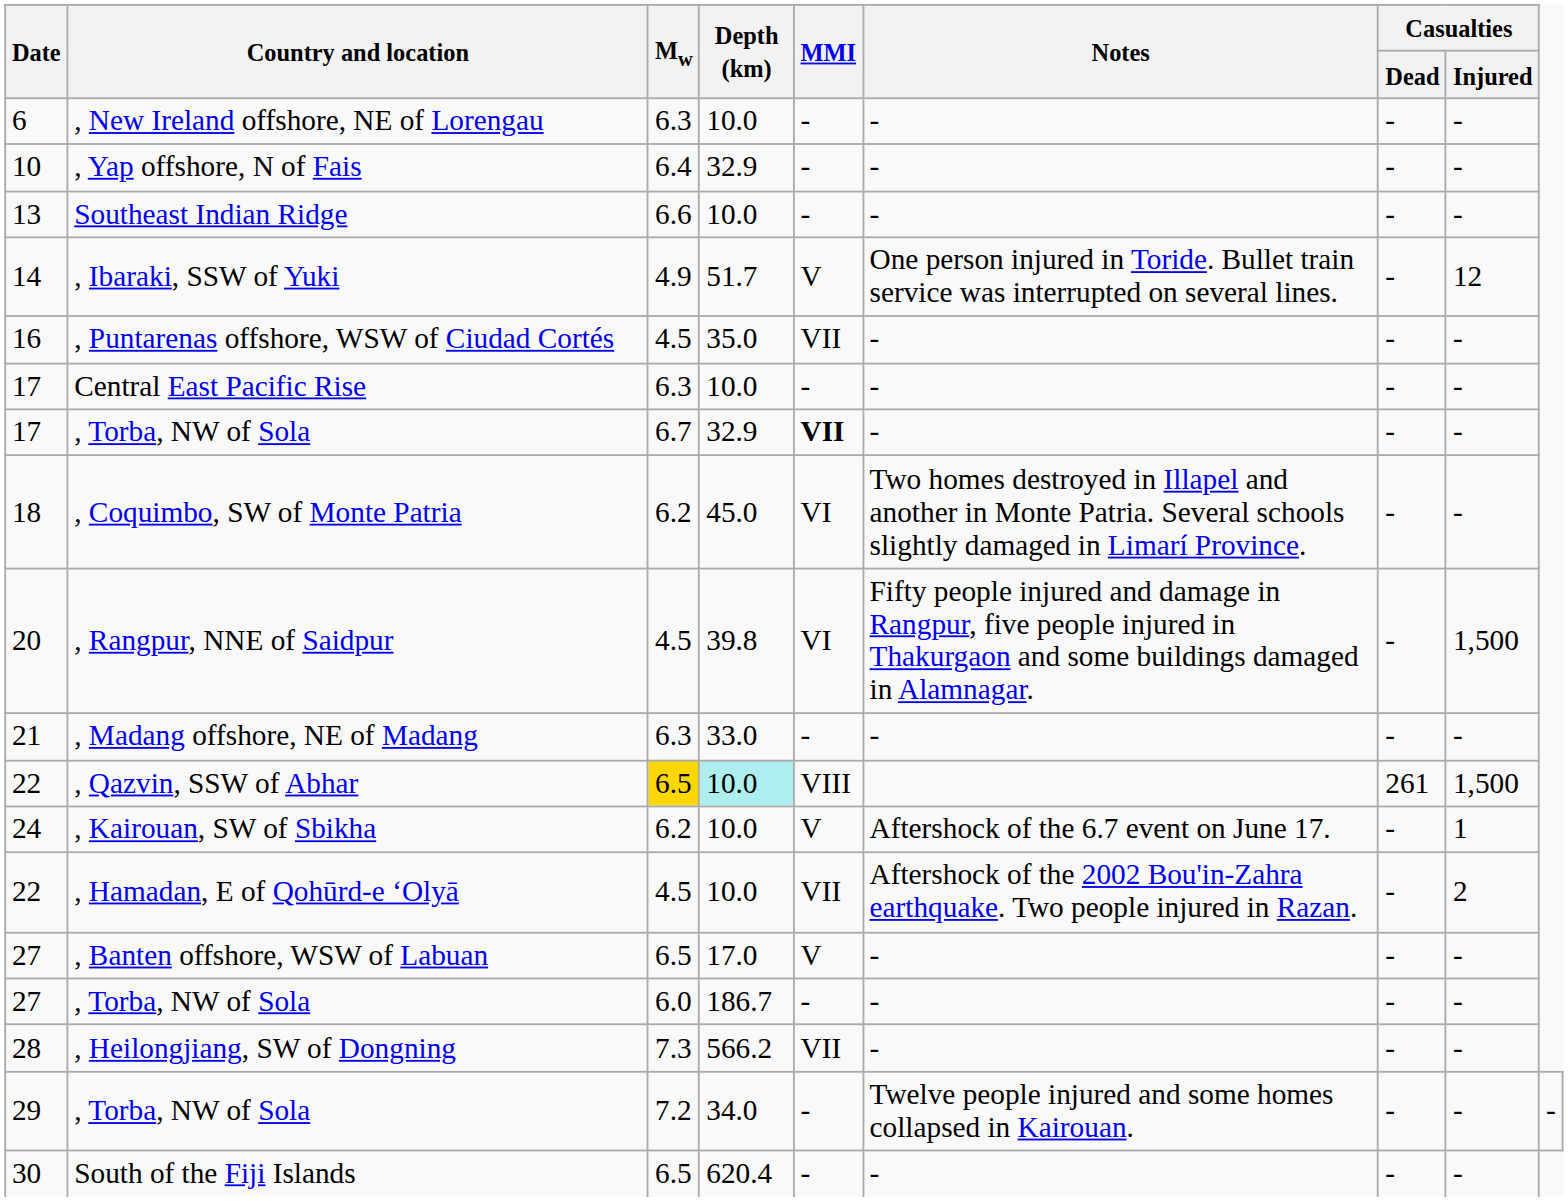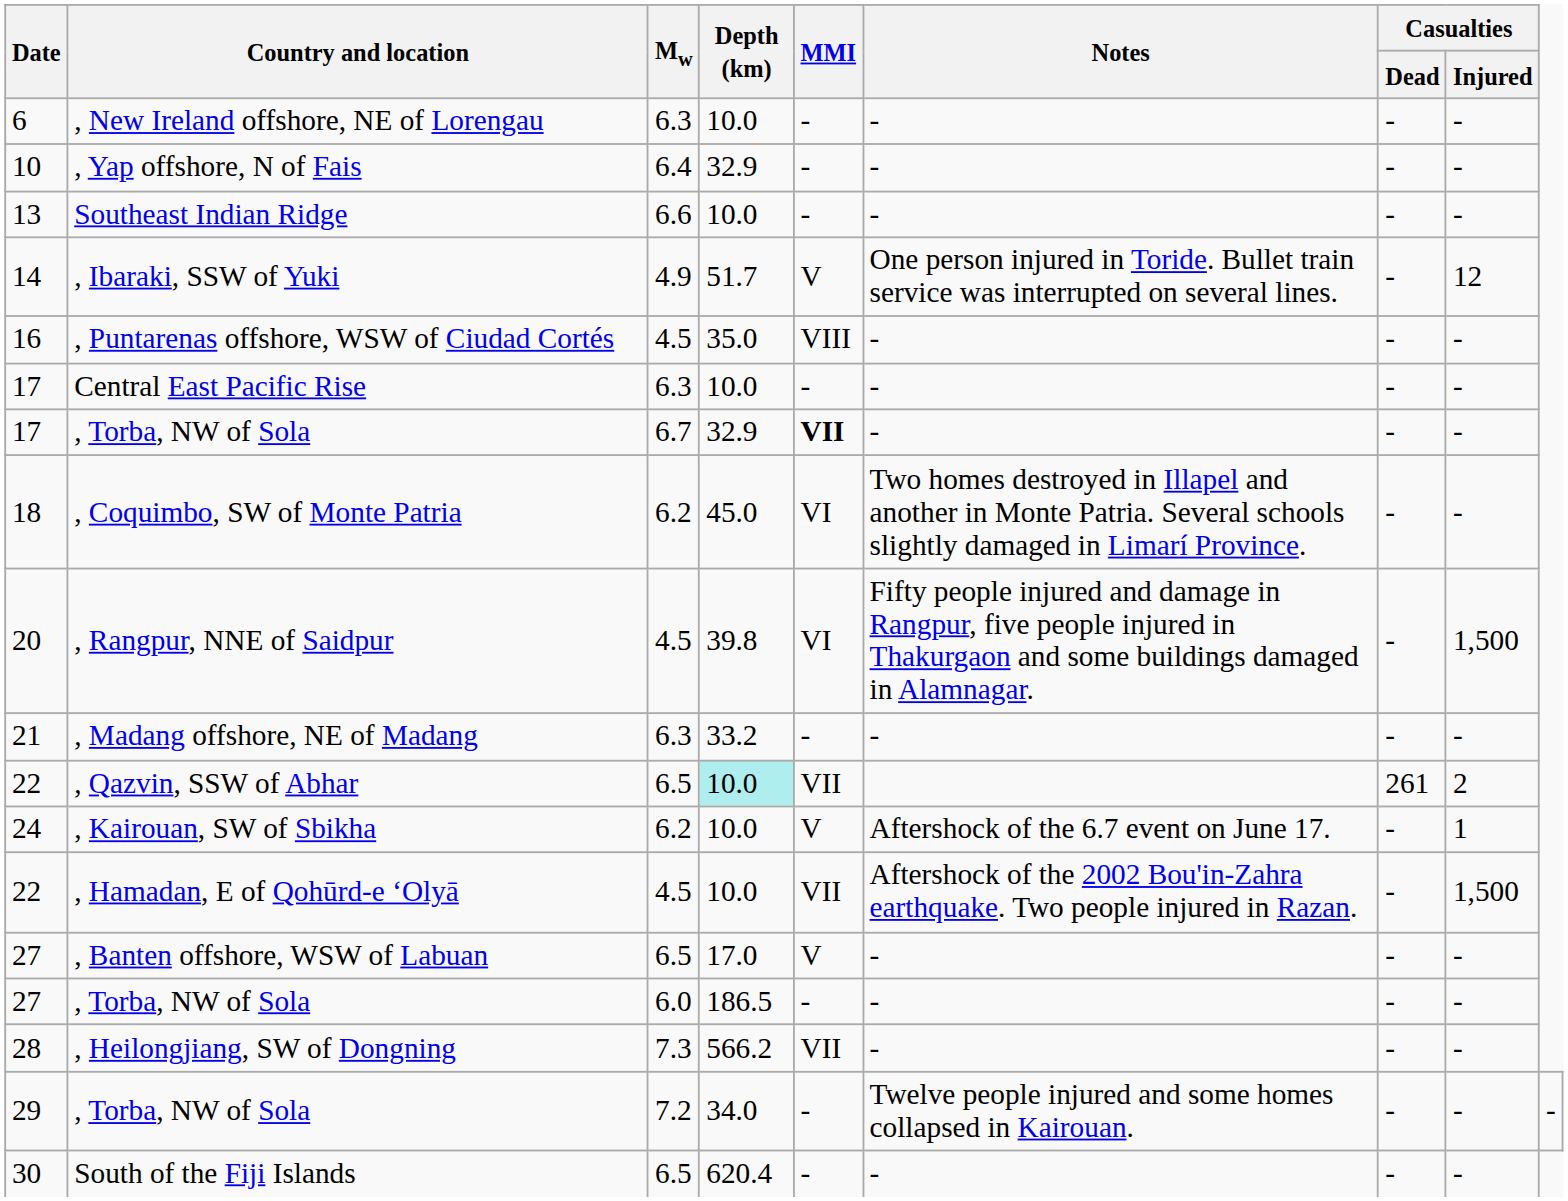(821, 339) VII -> (826, 339) VIII
(732, 736) 33.0 -> (732, 736) 33.2
(673, 782) gold background -> (673, 782) no background
(826, 782) VIII -> (821, 782) VII
(1486, 782) 1,500 -> (1460, 782) 2
(1460, 891) 2 -> (1486, 891) 1,500
(739, 1001) 186.7 -> (739, 1001) 186.5
